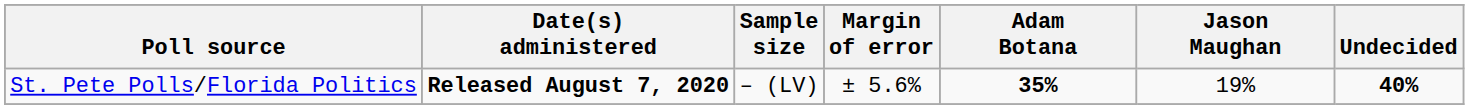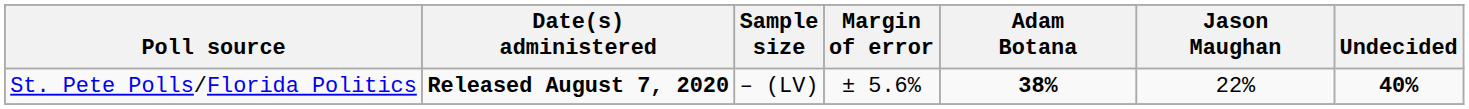(1038, 86) 35% -> (1038, 86) 38%
(1236, 86) 19% -> (1236, 86) 22%
